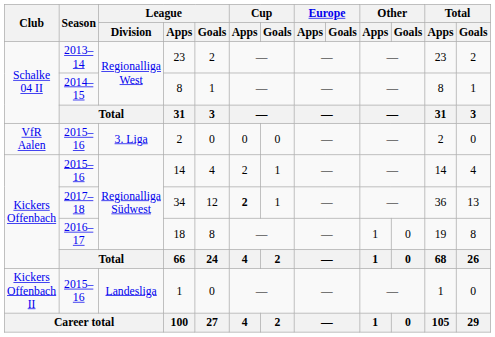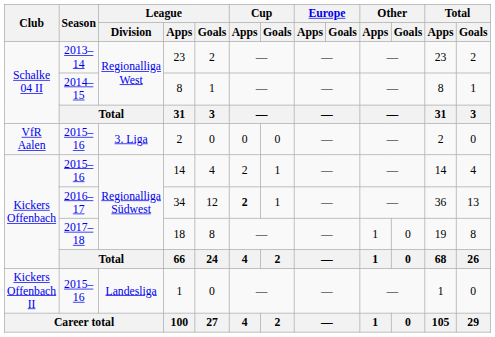(79, 202) 2017–18 -> (79, 202) 2016–17
(79, 234) 2016–17 -> (79, 234) 2017–18
